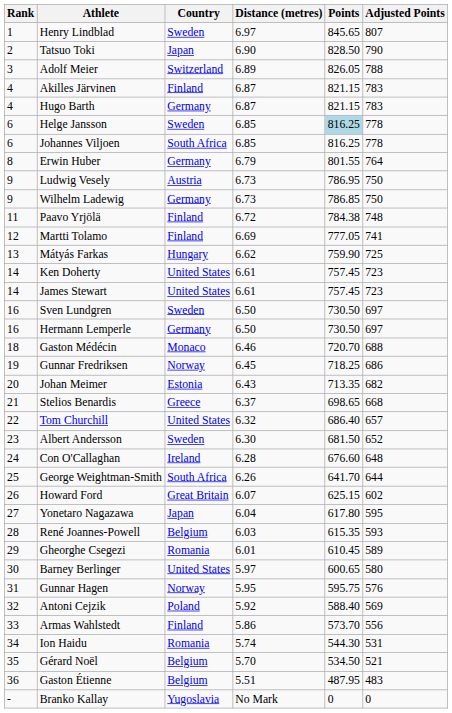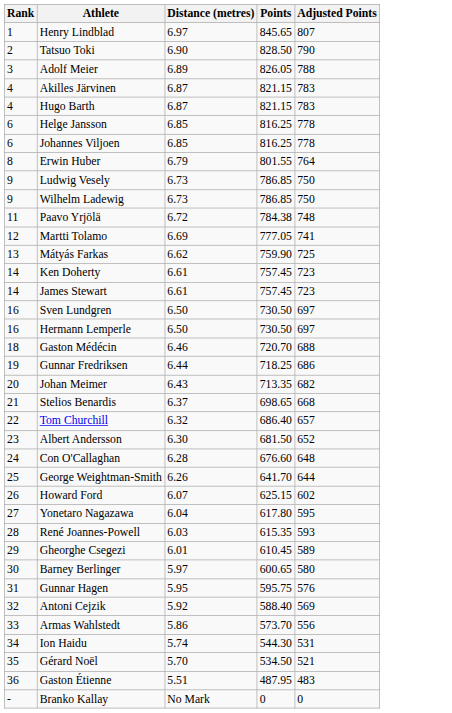- column: (199, 13)
(344, 124) lightblue background -> (276, 124) no background
(344, 180) 786.95 -> (276, 180) 786.85
(246, 365) 6.45 -> (178, 365) 6.44
